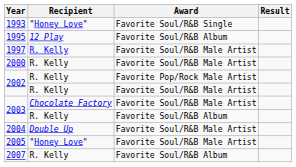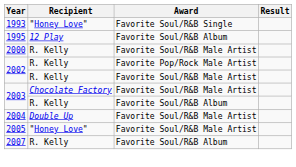- row: (16, 50)
